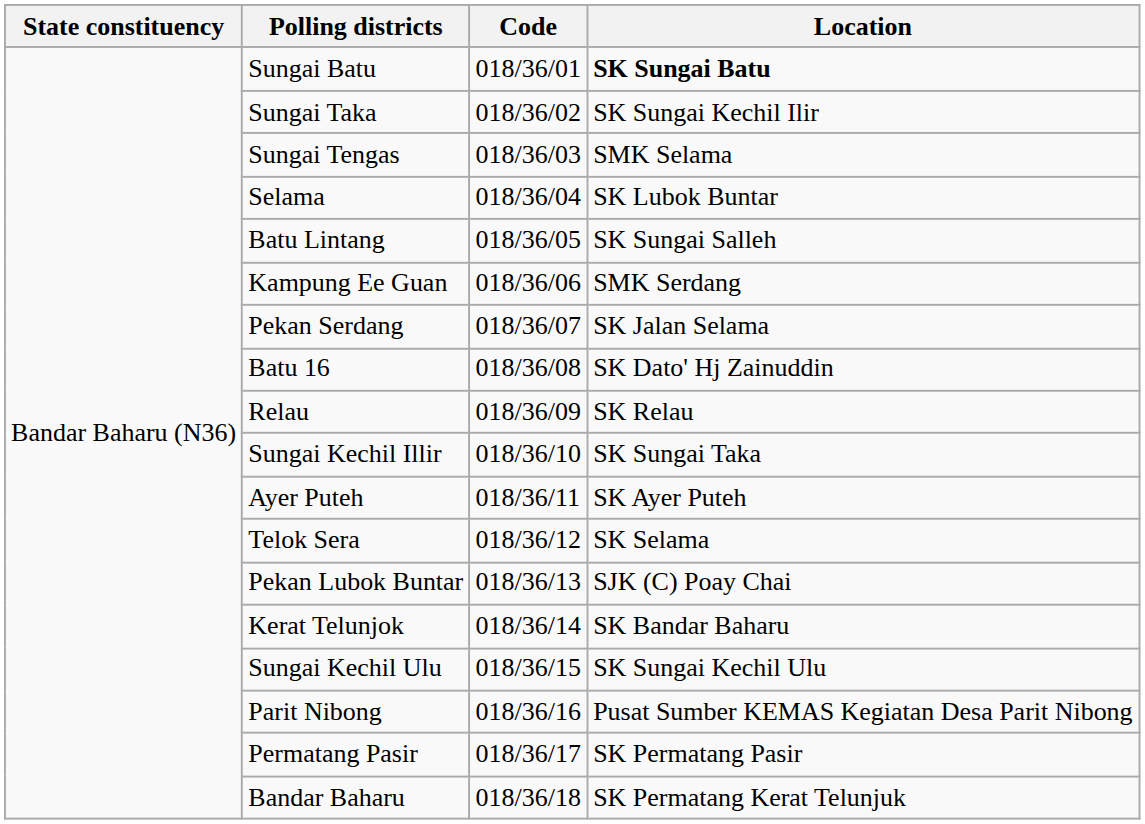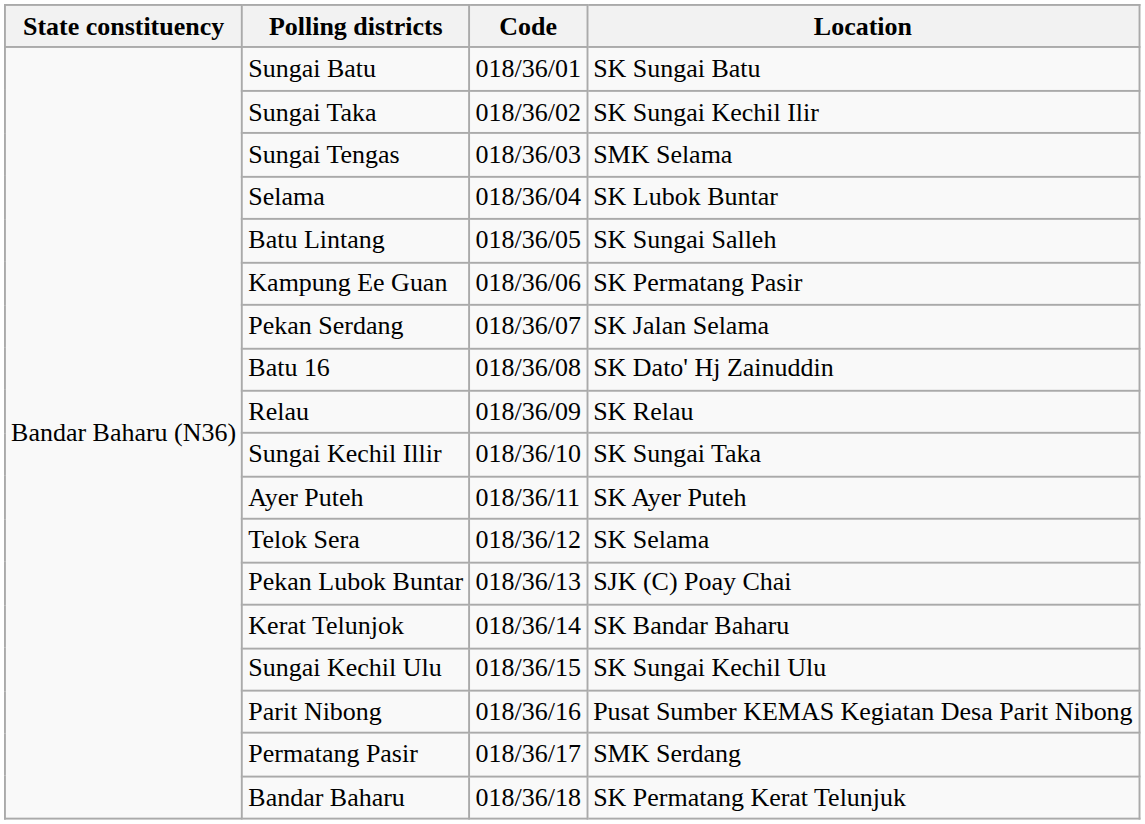(682, 68) bold -> (677, 68) normal
(667, 282) SMK Serdang -> (698, 282) SK Permatang Pasir
(698, 754) SK Permatang Pasir -> (667, 754) SMK Serdang
